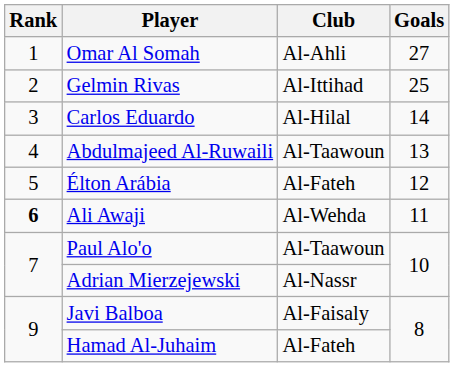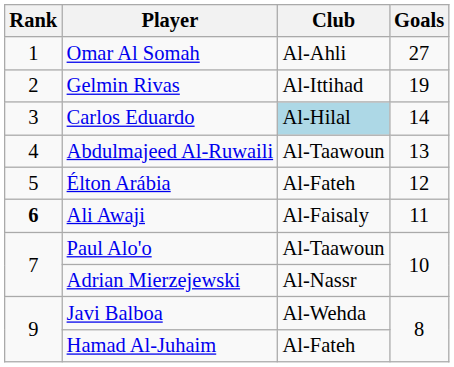(419, 85) 25 -> (419, 85) 19
(317, 118) no background -> (317, 118) lightblue background
(324, 215) Al-Wehda -> (326, 215) Al-Faisaly
(326, 313) Al-Faisaly -> (324, 313) Al-Wehda
